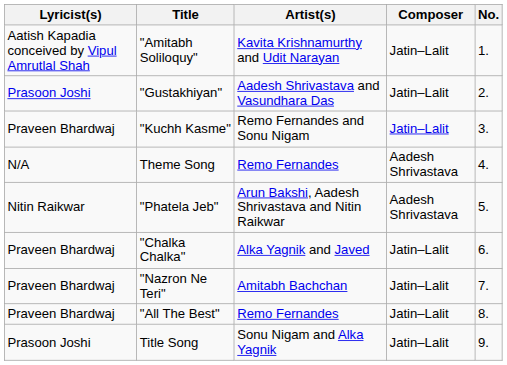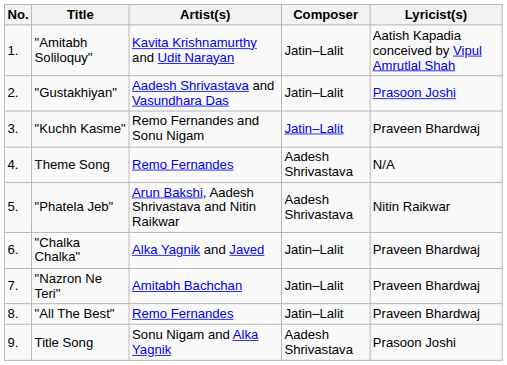columns swapped: (489, 14) <-> (71, 14)
(419, 342) Jatin–Lalit -> (319, 342) Aadesh Shrivastava
